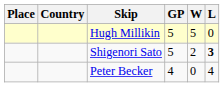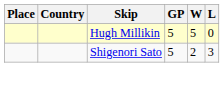(211, 52) bold -> (211, 52) normal
- row: (121, 71)
